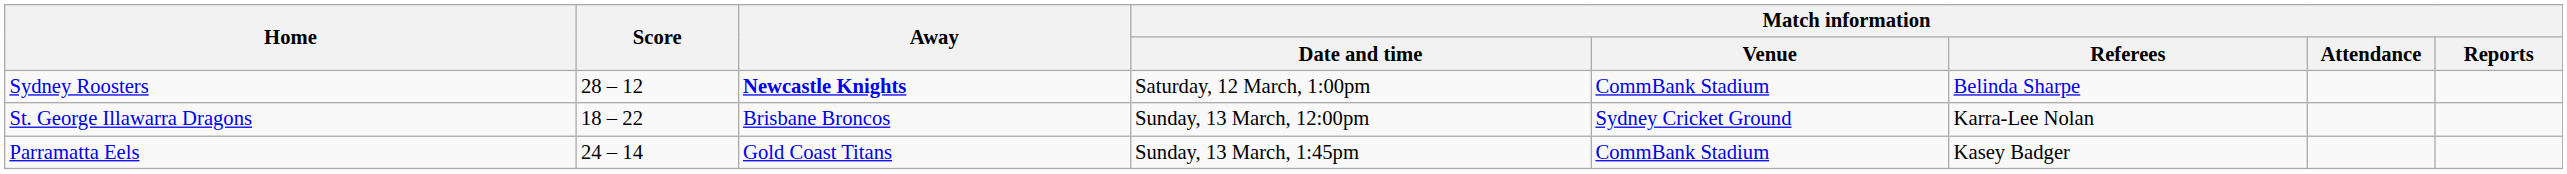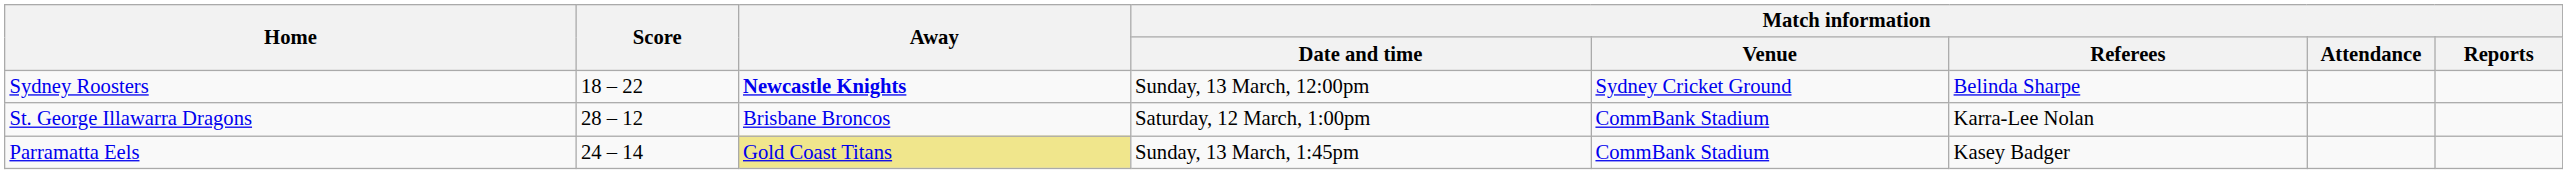(612, 86) 28 – 12 -> (612, 86) 18 – 22
(1253, 86) Saturday, 12 March, 1:00pm -> (1252, 86) Sunday, 13 March, 12:00pm
(1682, 86) CommBank Stadium -> (1693, 86) Sydney Cricket Ground
(612, 119) 18 – 22 -> (612, 119) 28 – 12
(1252, 119) Sunday, 13 March, 12:00pm -> (1253, 119) Saturday, 12 March, 1:00pm
(1693, 119) Sydney Cricket Ground -> (1682, 119) CommBank Stadium
(818, 151) no background -> (818, 151) khaki background
